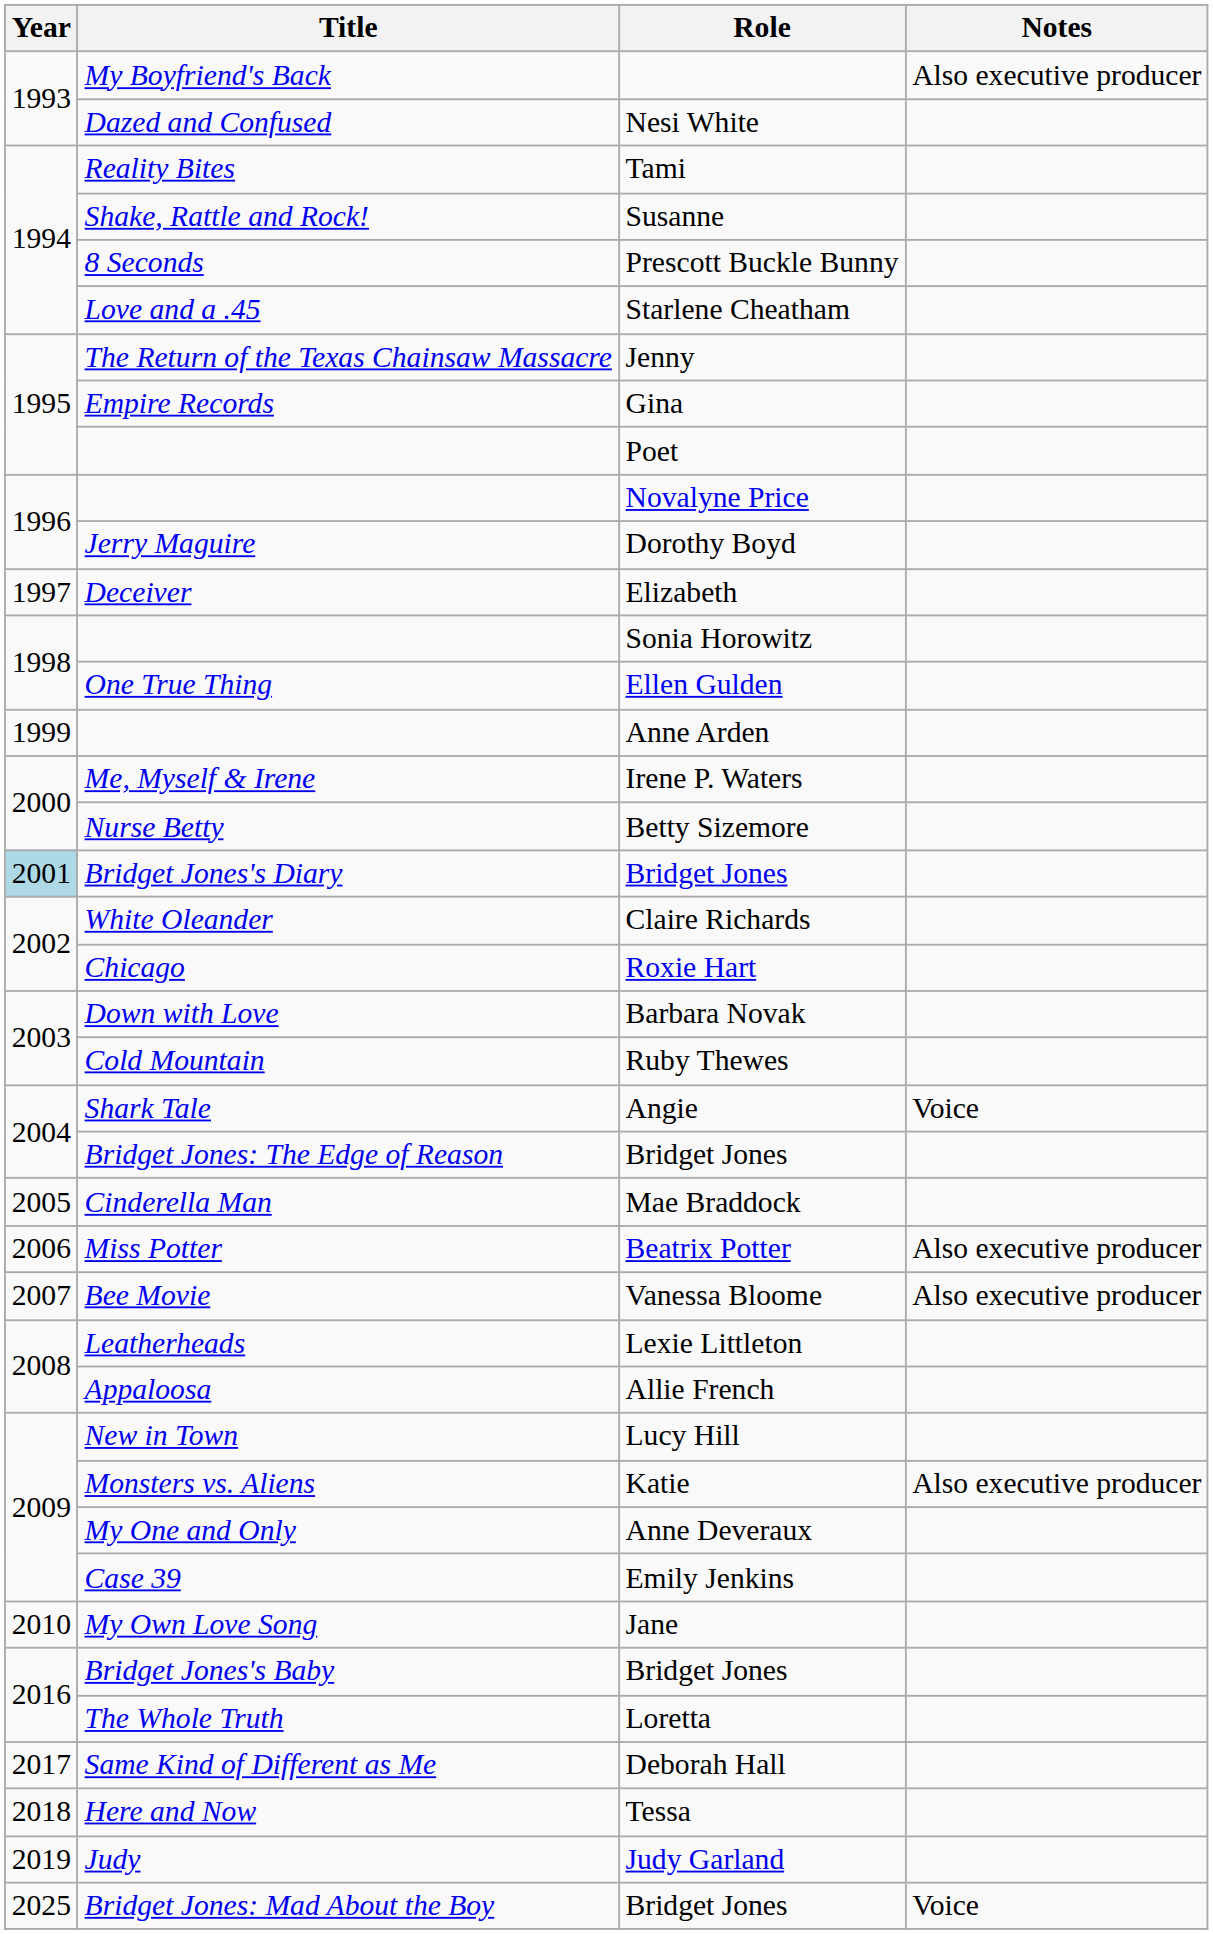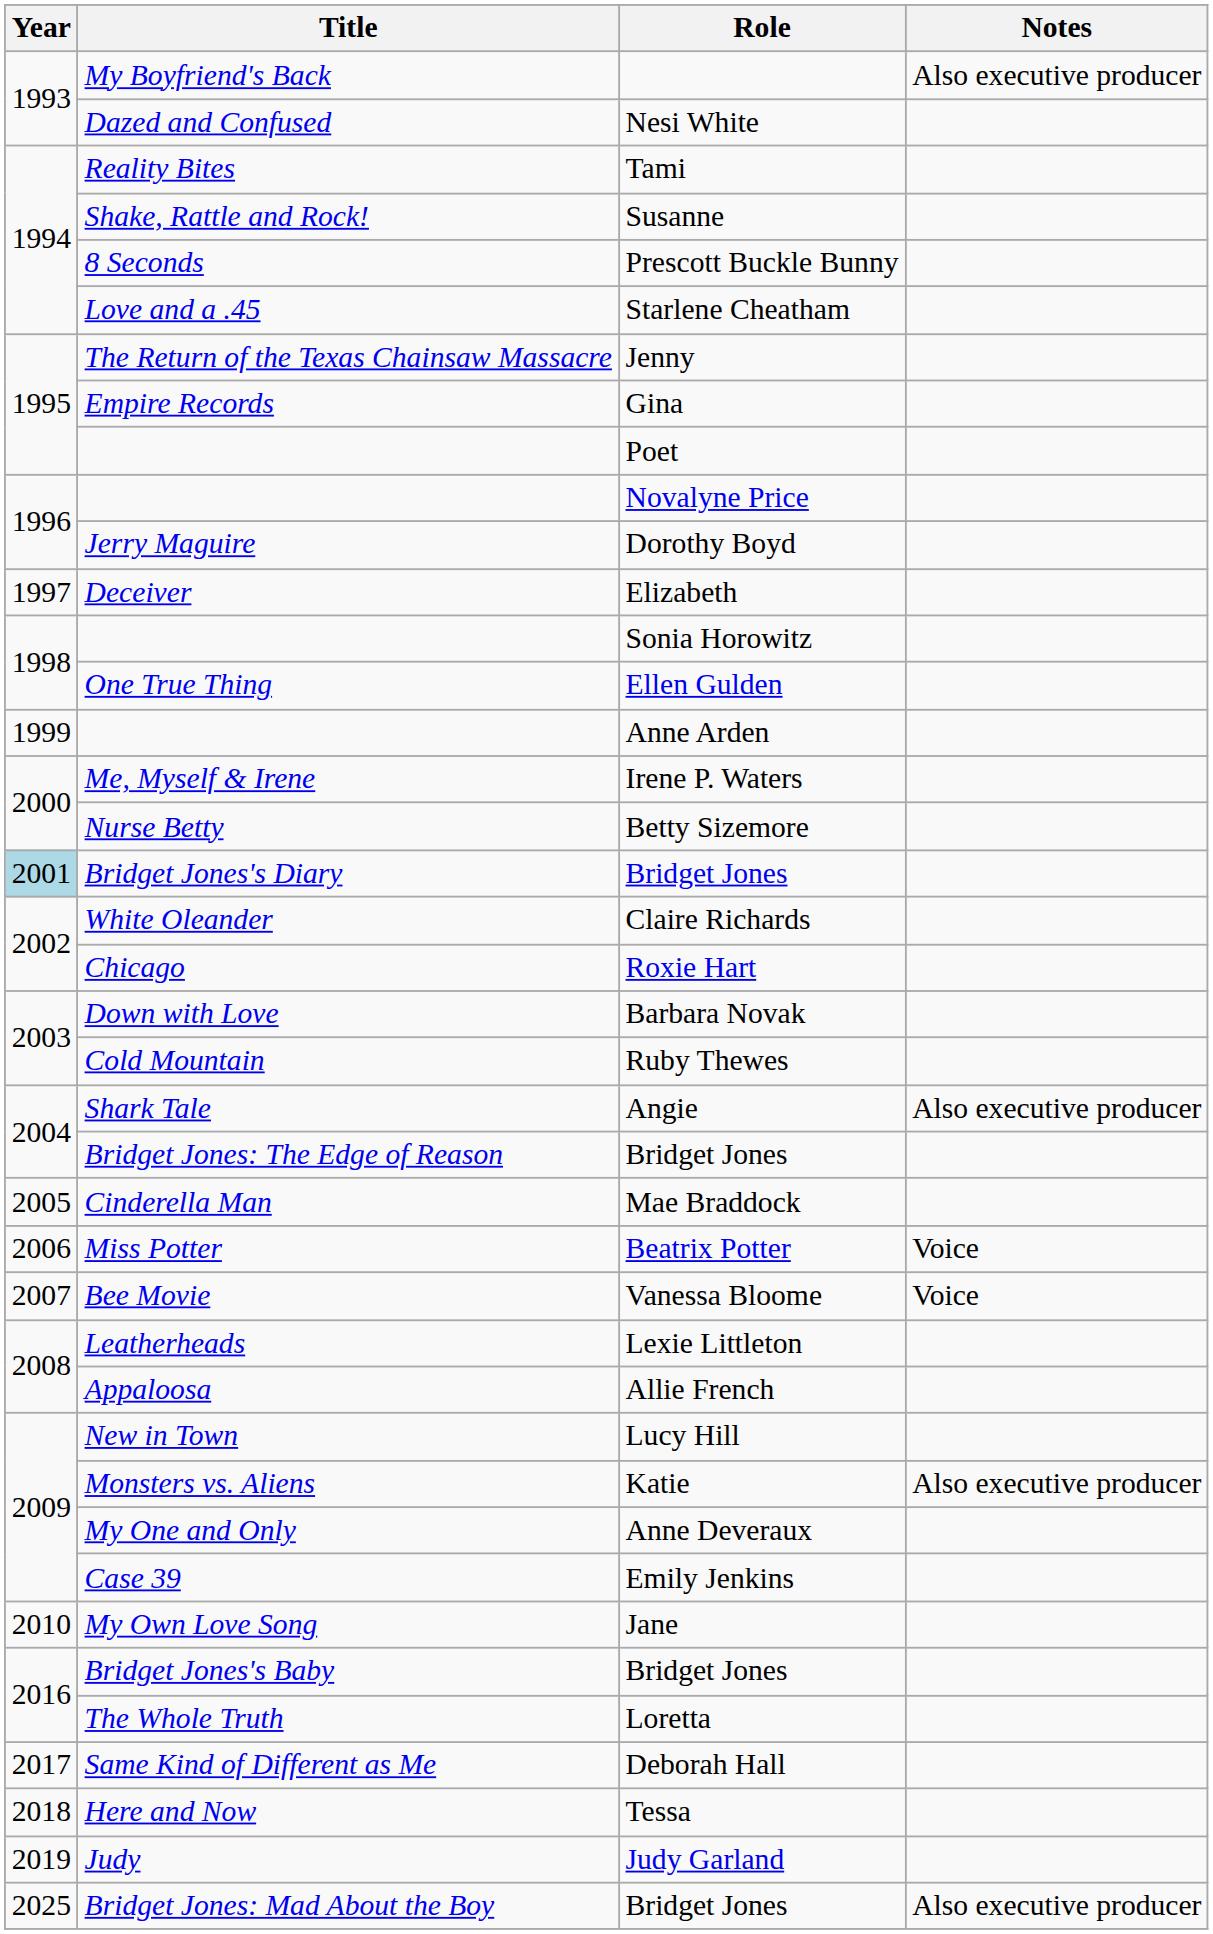(946, 1107) Voice -> (1057, 1107) Also executive producer
(1057, 1248) Also executive producer -> (946, 1248) Voice
(1057, 1295) Also executive producer -> (946, 1295) Voice
(946, 1905) Voice -> (1057, 1905) Also executive producer
